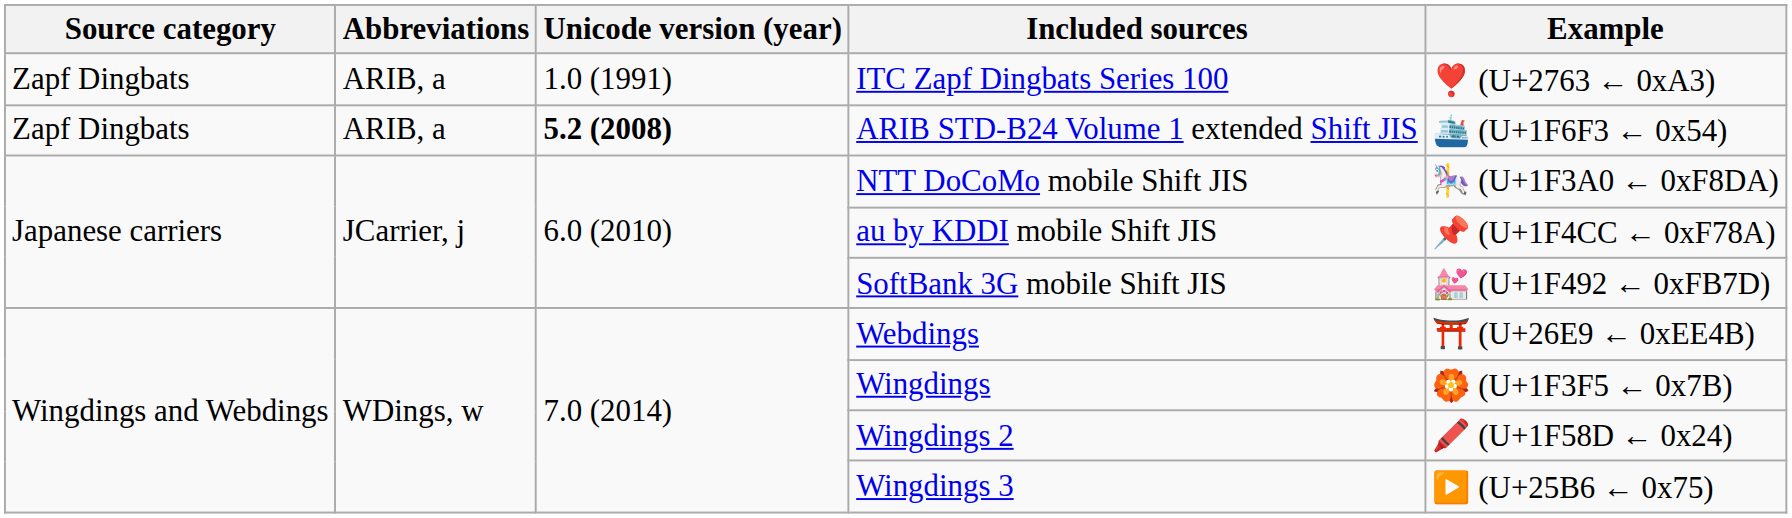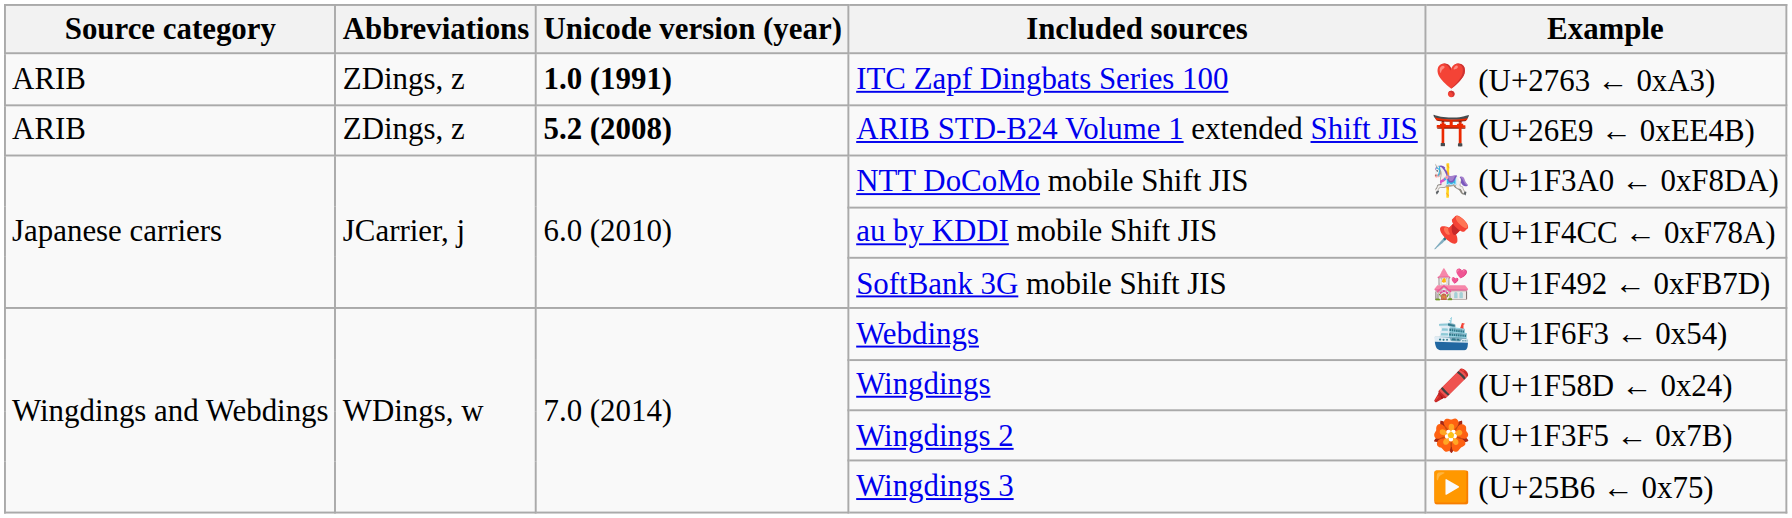(101, 78) Zapf Dingbats -> (49, 78) ARIB
(394, 78) ARIB, a -> (404, 78) ZDings, z
(608, 78) normal -> (608, 78) bold
(101, 129) Zapf Dingbats -> (49, 129) ARIB
(394, 129) ARIB, a -> (404, 129) ZDings, z
(1580, 130) 🛳️ (U+1F6F3 ← 0x54) -> (1593, 130) ⛩️ (U+26E9 ← 0xEE4B)
(1593, 334) ⛩️ (U+26E9 ← 0xEE4B) -> (1580, 334) 🛳️ (U+1F6F3 ← 0x54)
(1582, 385) 🏵️ (U+1F3F5 ← 0x7B) -> (1582, 385) 🖍️ (U+1F58D ← 0x24)
(1582, 436) 🖍️ (U+1F58D ← 0x24) -> (1582, 436) 🏵️ (U+1F3F5 ← 0x7B)
